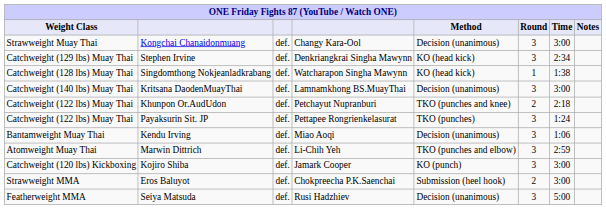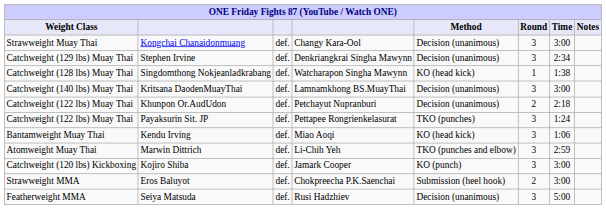(445, 58) KO (head kick) -> (458, 58) Decision (unanimous)
(464, 104) TKO (punches and knee) -> (458, 104) Decision (unanimous)
(458, 135) Decision (unanimous) -> (445, 135) KO (head kick)
